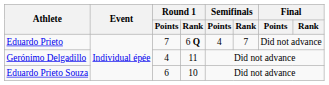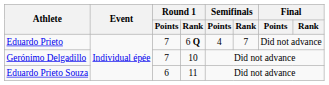(167, 58) 4 -> (167, 58) 7
(193, 58) 11 -> (193, 58) 10
(193, 73) 10 -> (193, 73) 11
